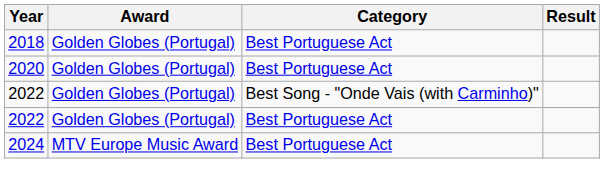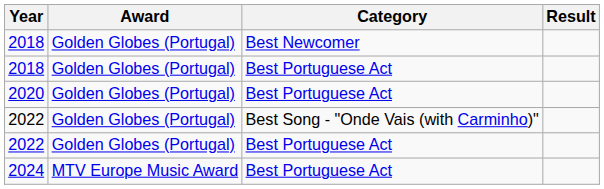+ row: (26, 42)
